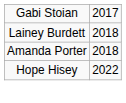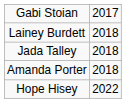+ row: (47, 51)
